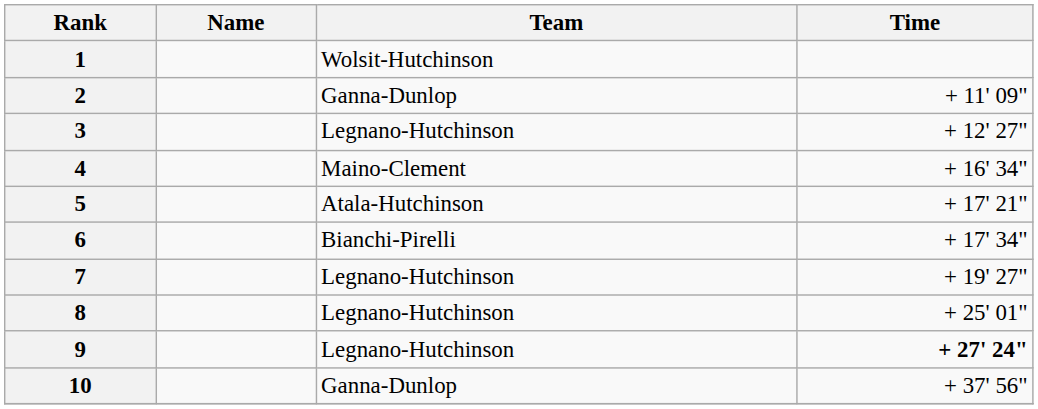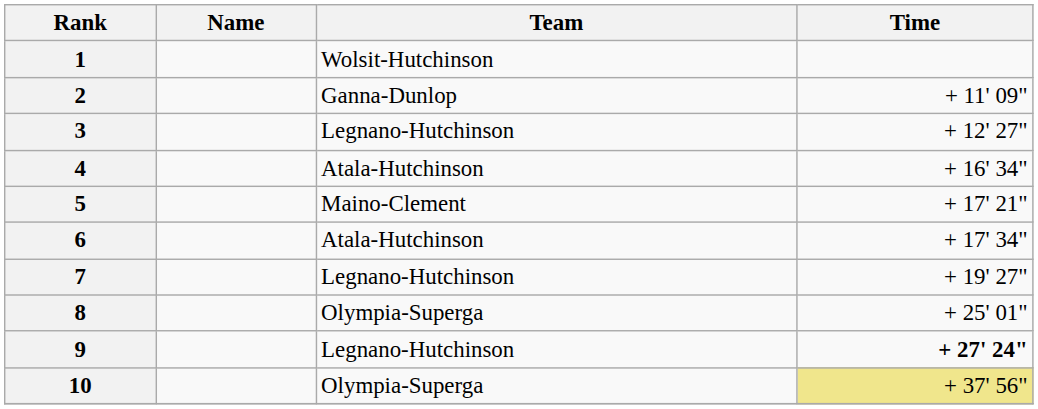(393, 167) Maino-Clement -> (402, 167) Atala-Hutchinson
(402, 204) Atala-Hutchinson -> (393, 204) Maino-Clement
(388, 240) Bianchi-Pirelli -> (402, 240) Atala-Hutchinson
(418, 312) Legnano-Hutchinson -> (402, 312) Olympia-Superga
(389, 385) Ganna-Dunlop -> (402, 385) Olympia-Superga
(986, 385) no background -> (986, 385) khaki background
